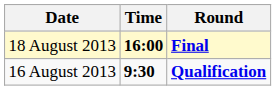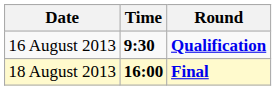rows swapped: (62, 71) <-> (62, 44)
